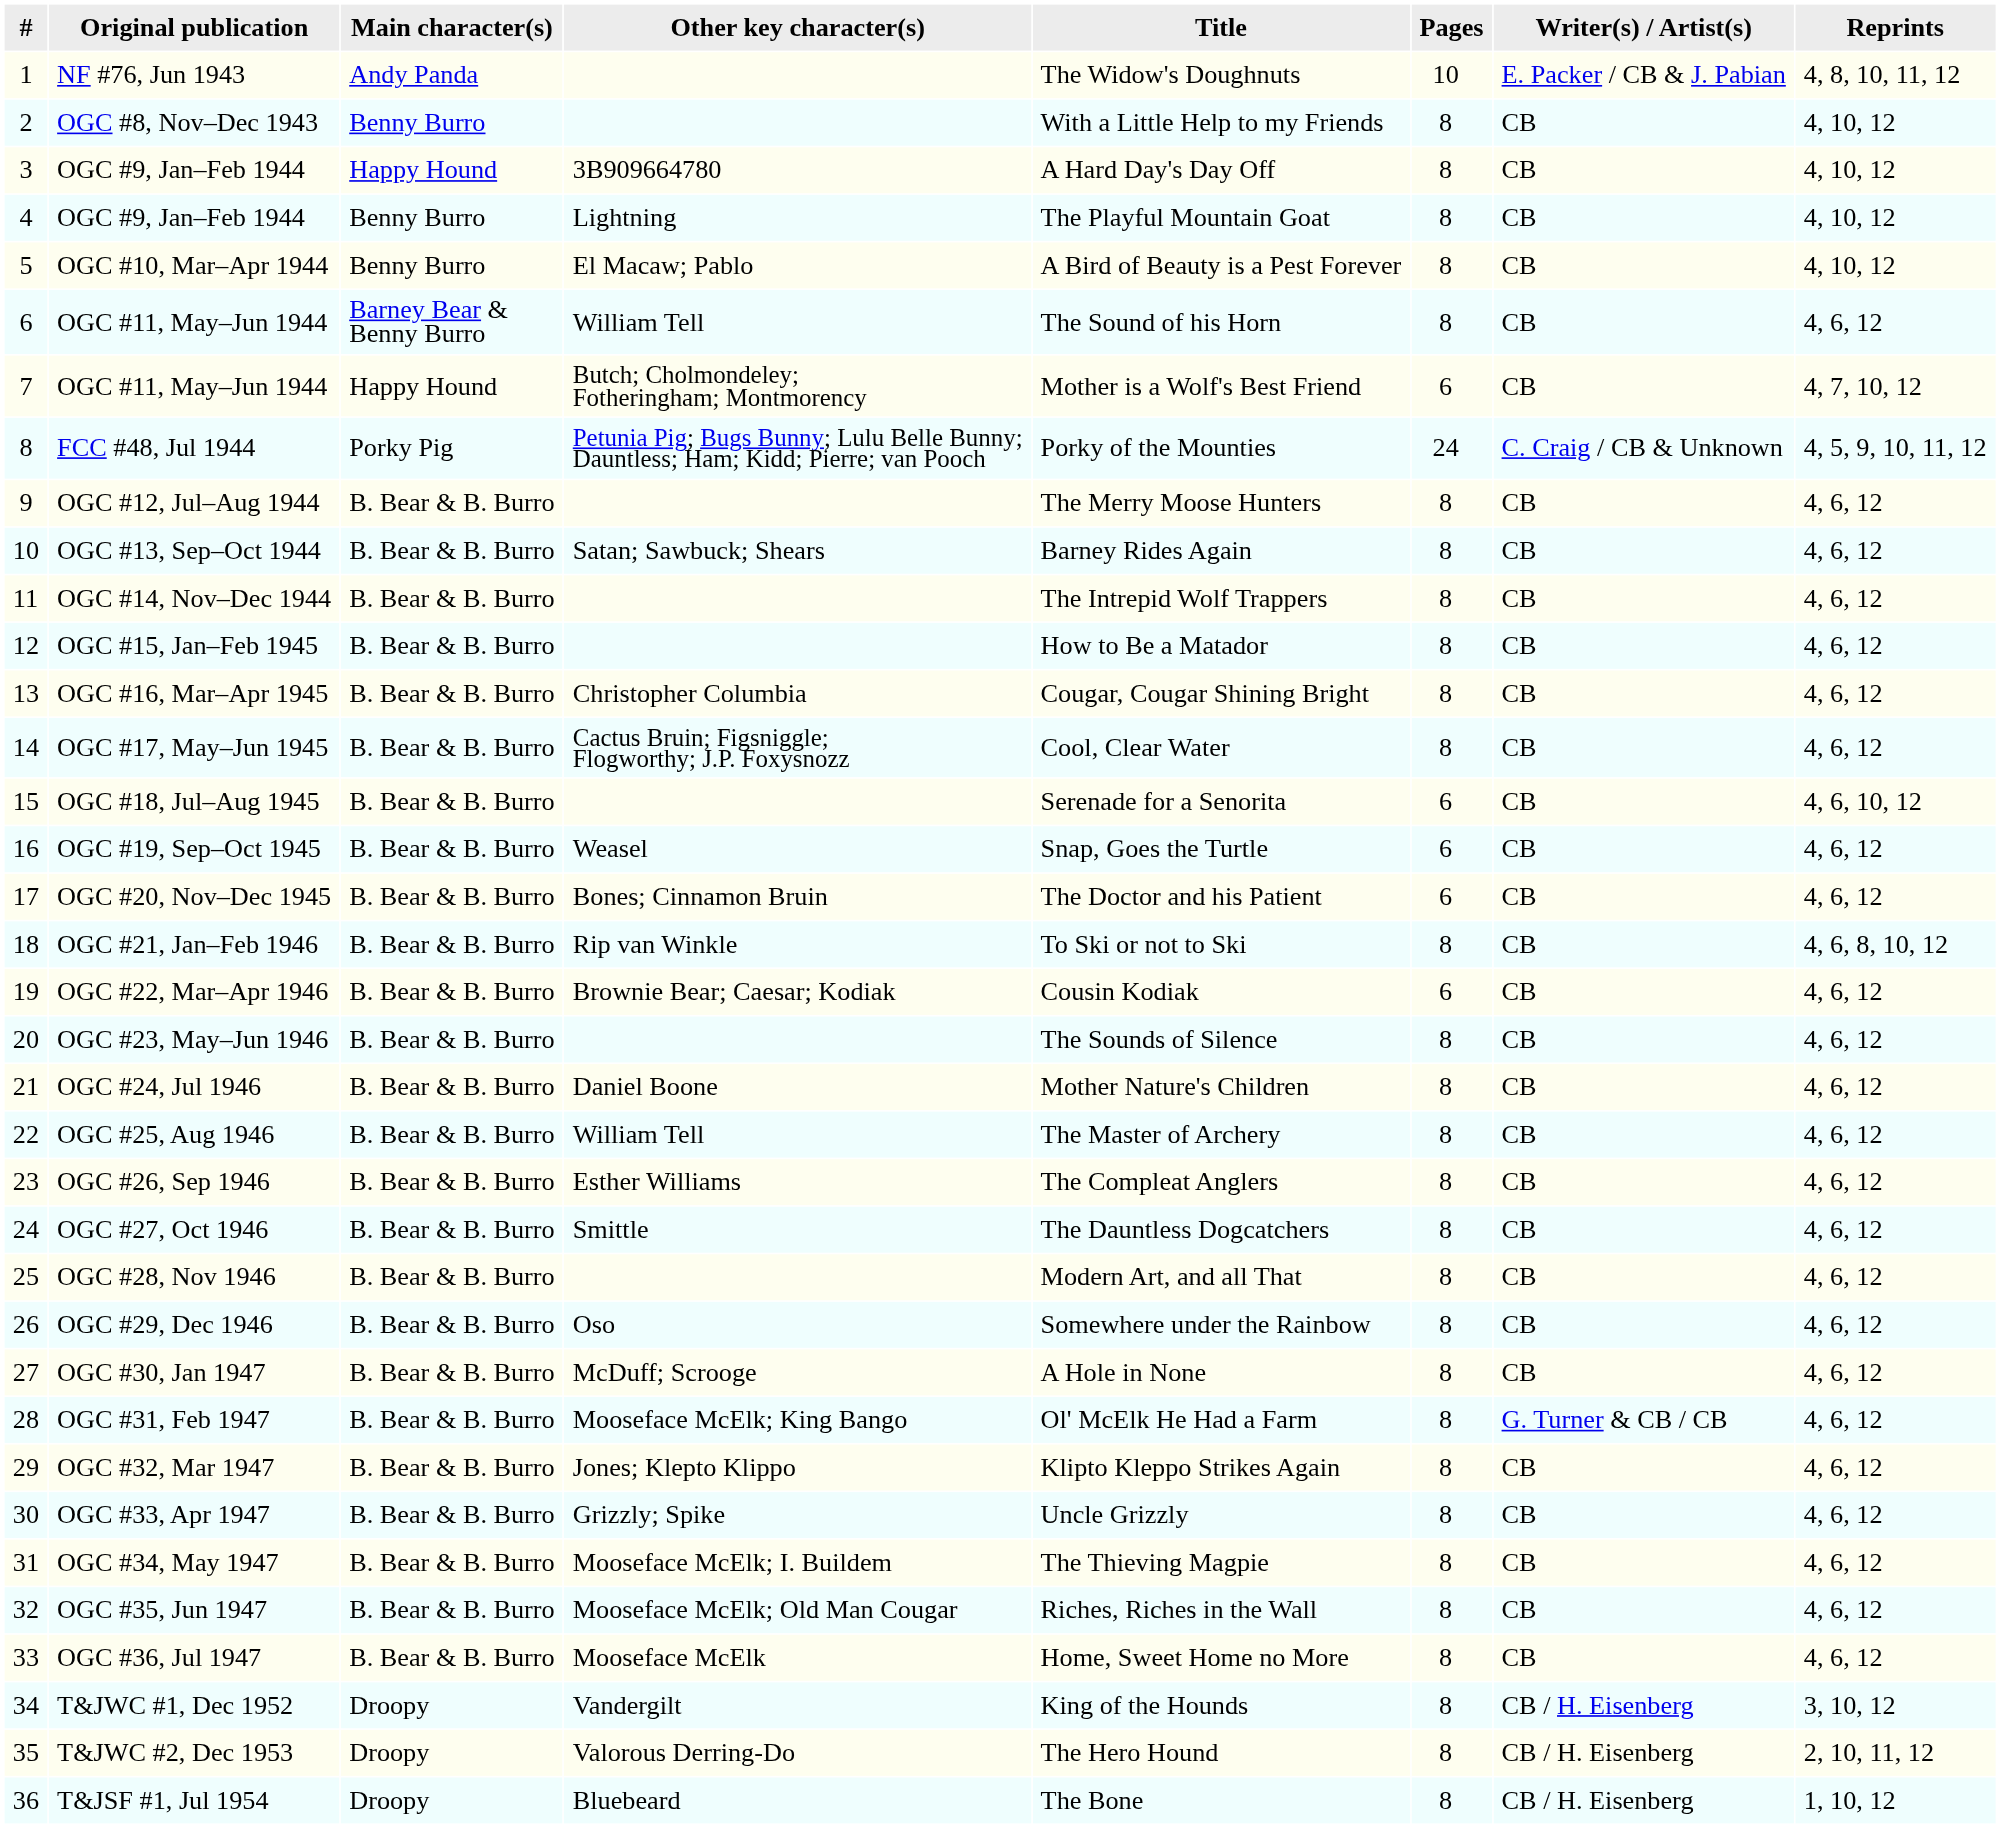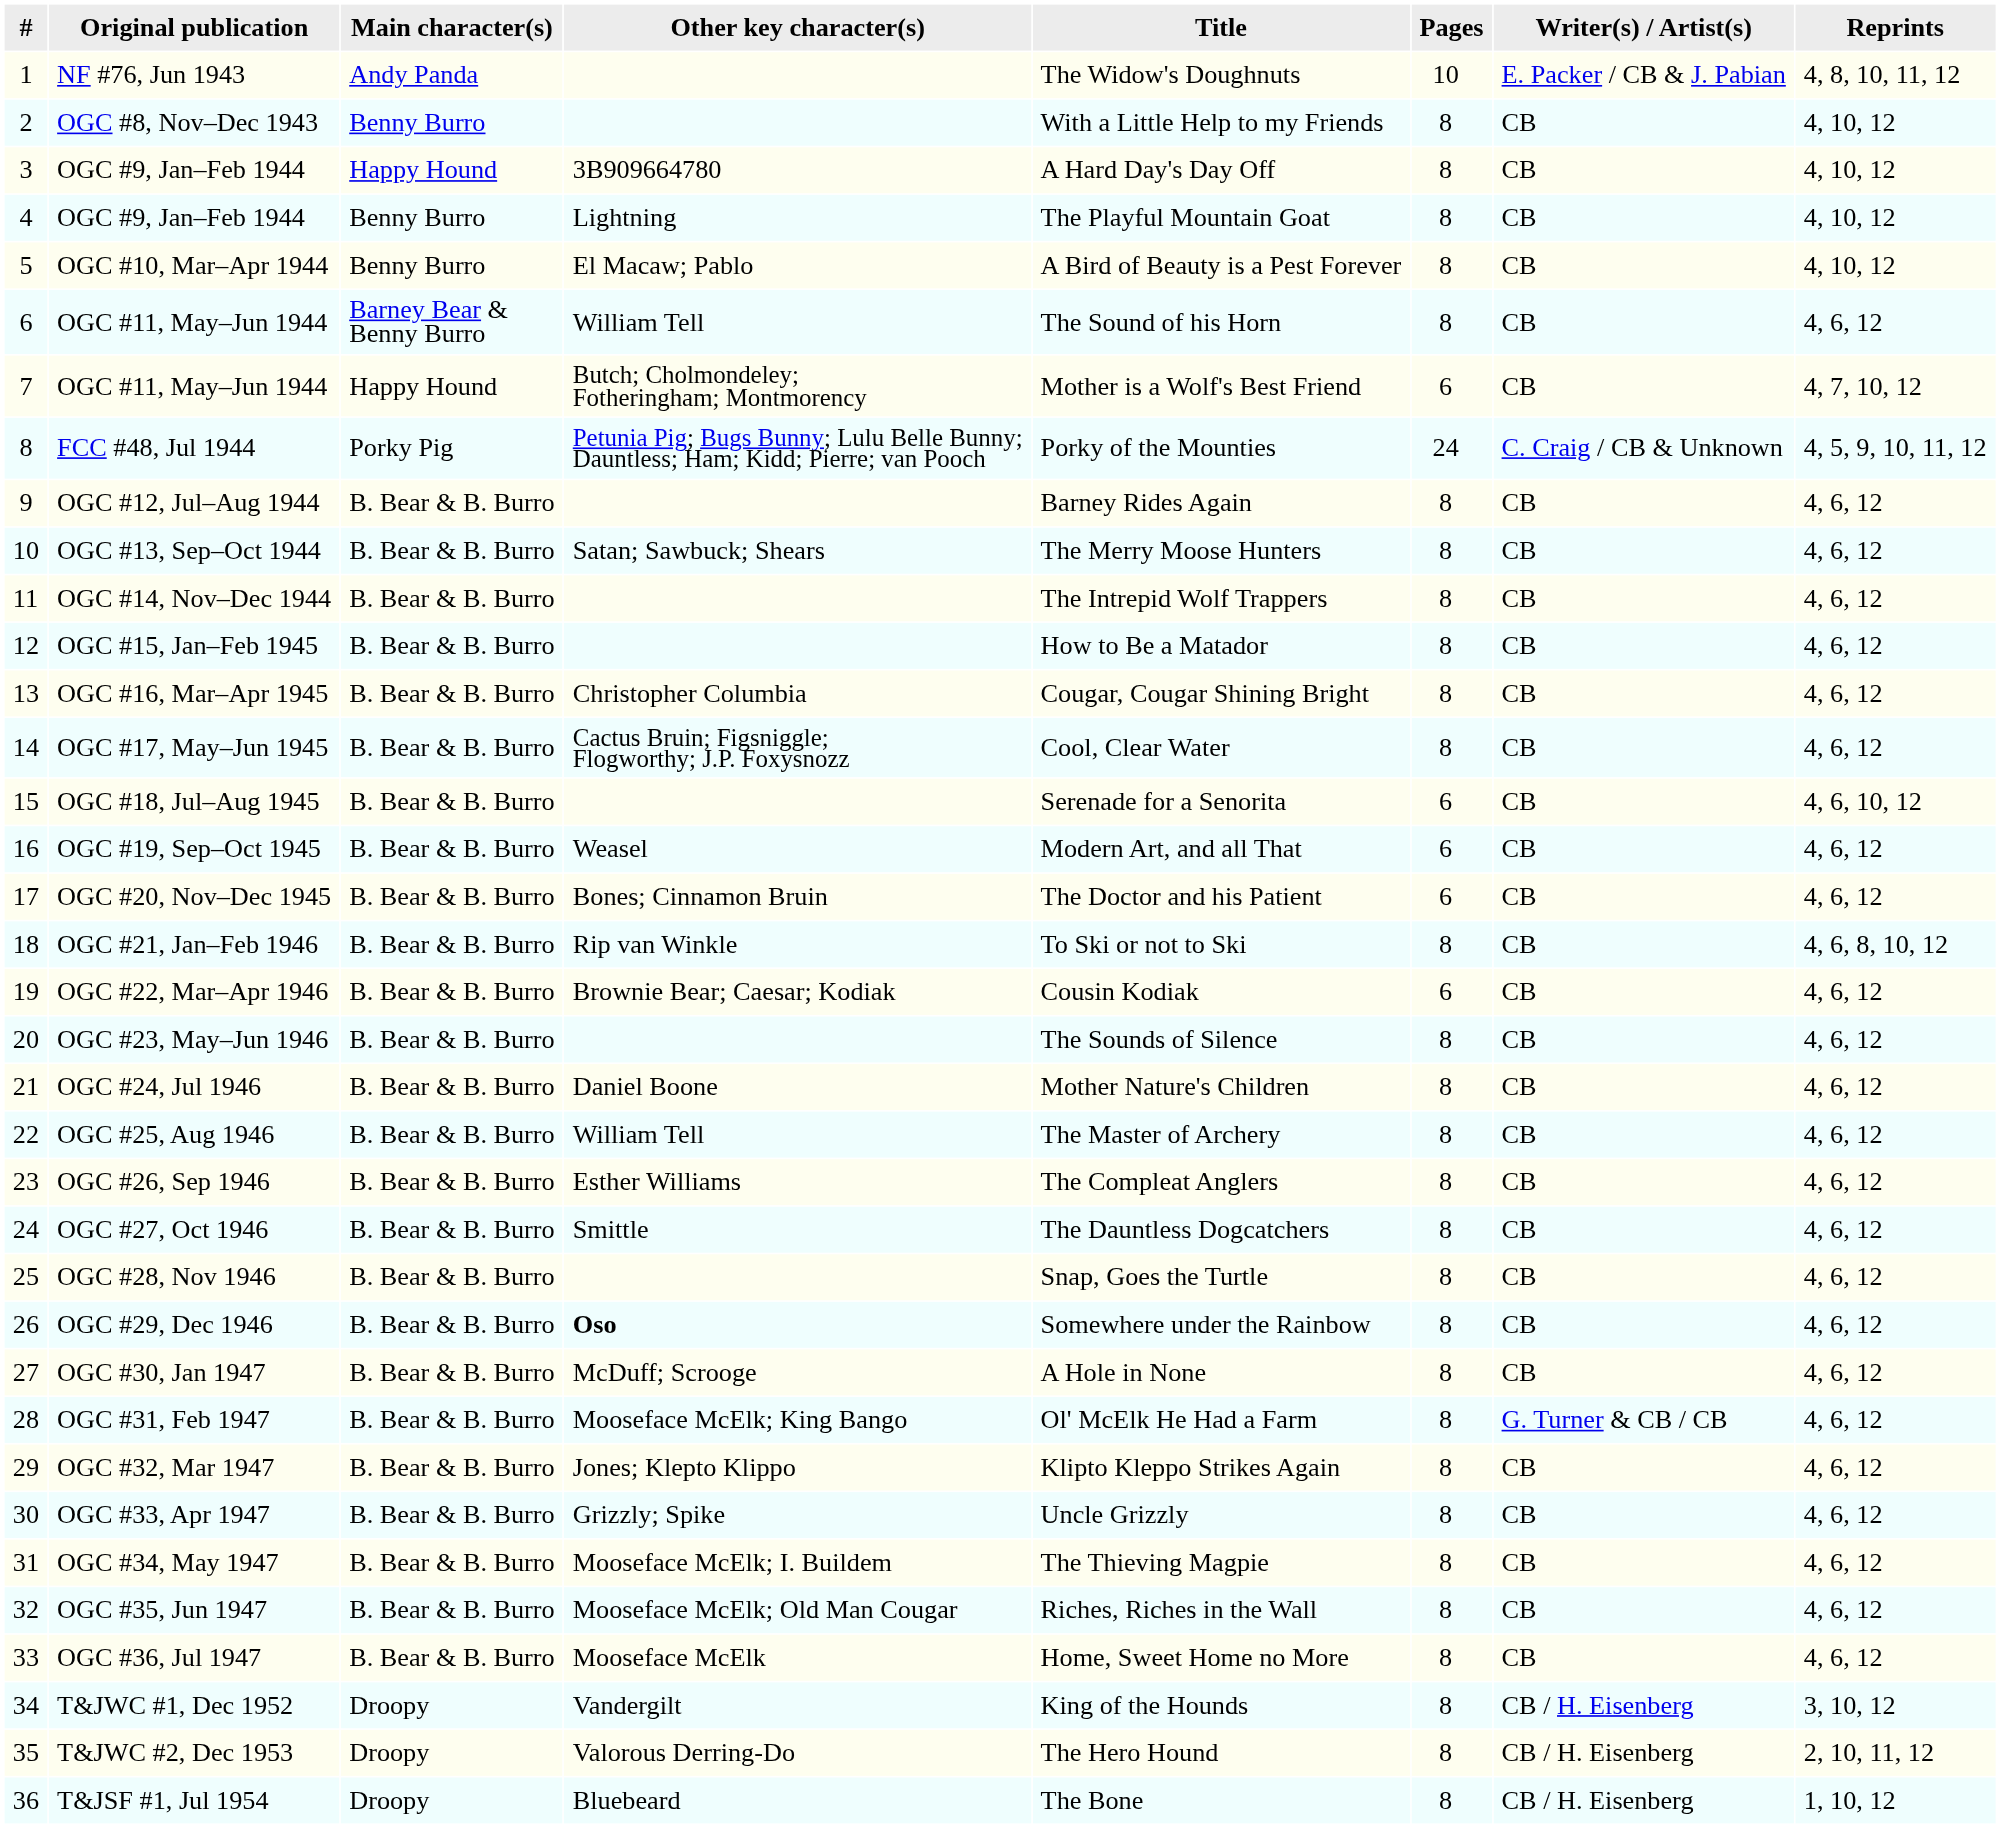(1181, 502) The Merry Moose Hunters -> (1146, 502) Barney Rides Again
(1146, 549) Barney Rides Again -> (1181, 549) The Merry Moose Hunters
(1154, 849) Snap, Goes the Turtle -> (1171, 849) Modern Art, and all That
(1171, 1277) Modern Art, and all That -> (1154, 1277) Snap, Goes the Turtle
(594, 1325) normal -> (595, 1325) bold
